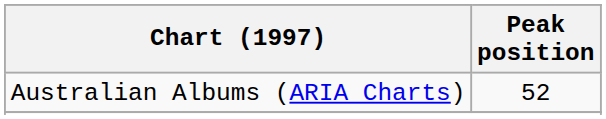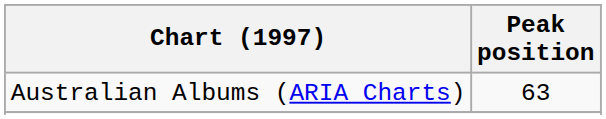(536, 93) 52 -> (536, 93) 63
